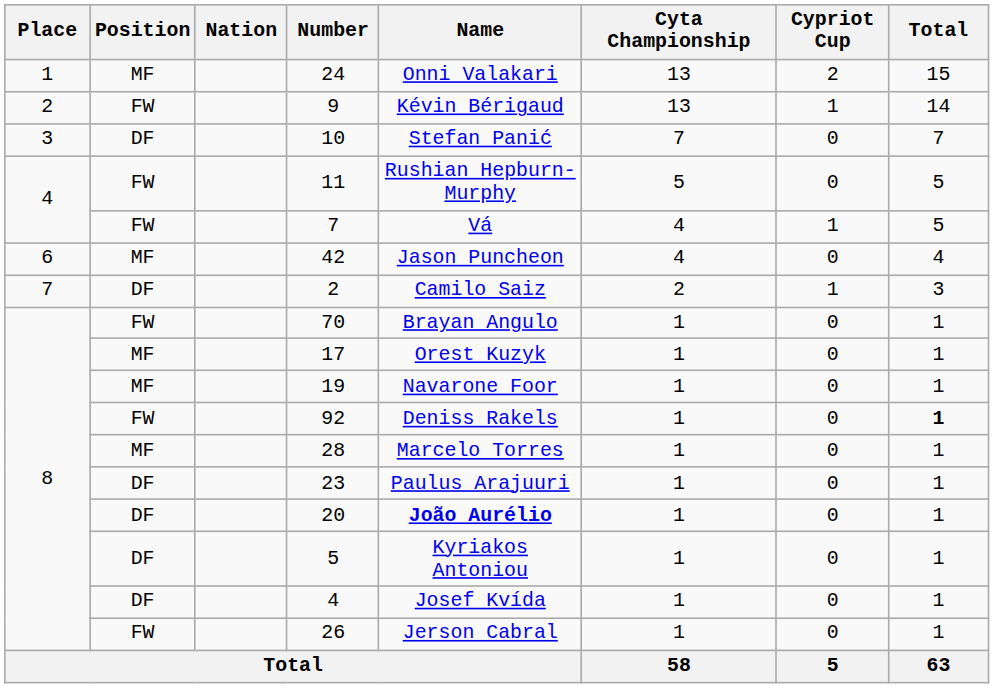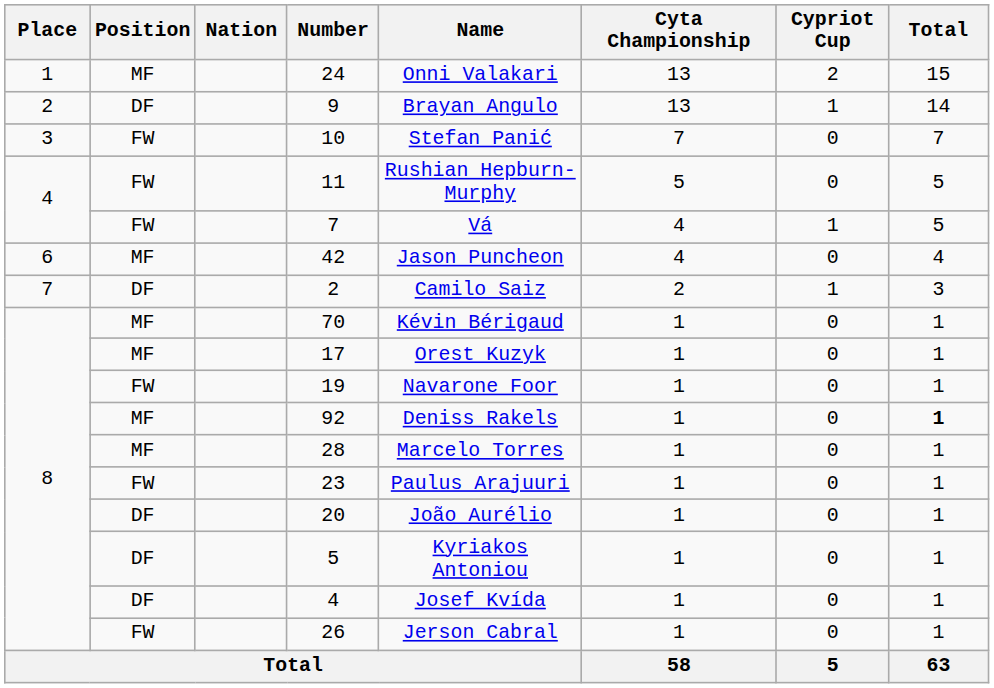(143, 108) FW -> (143, 108) DF
(480, 108) Kévin Bérigaud -> (480, 108) Brayan Angulo
(143, 140) DF -> (143, 140) FW
(143, 323) FW -> (143, 323) MF
(480, 323) Brayan Angulo -> (480, 323) Kévin Bérigaud
(143, 387) MF -> (143, 387) FW
(143, 419) FW -> (143, 419) MF
(143, 484) DF -> (143, 484) FW
(480, 516) bold -> (480, 516) normal
